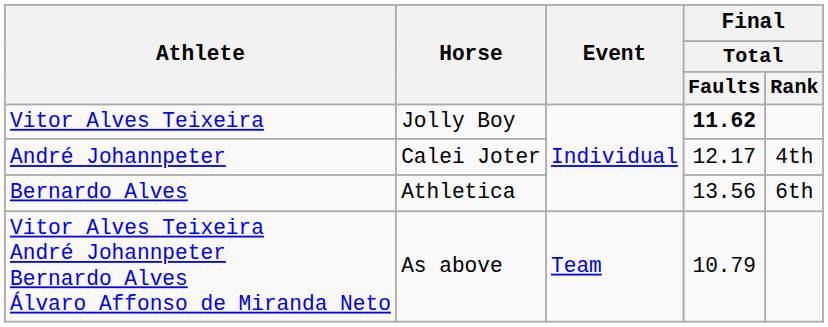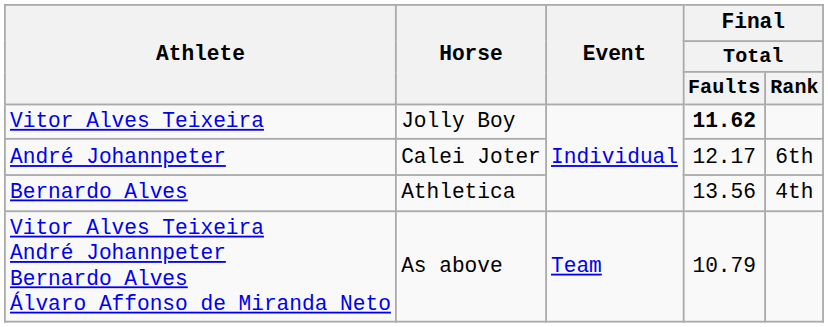(794, 157) 4th -> (794, 157) 6th
(794, 192) 6th -> (794, 192) 4th
